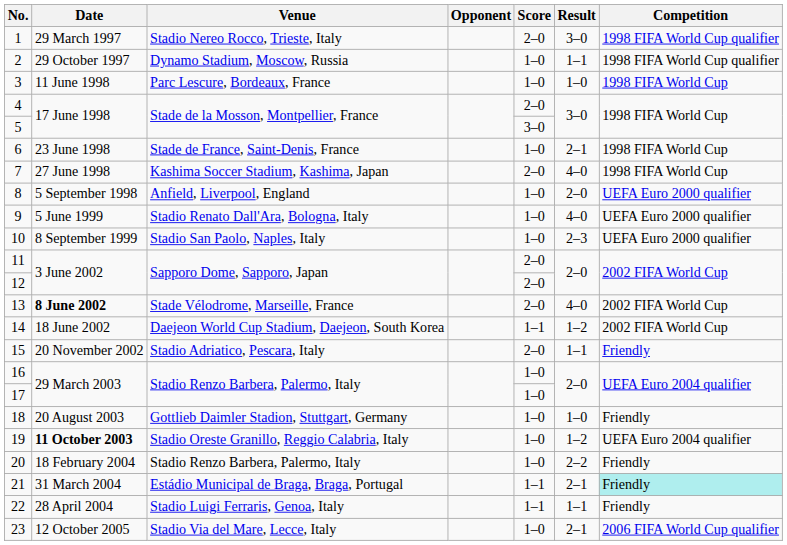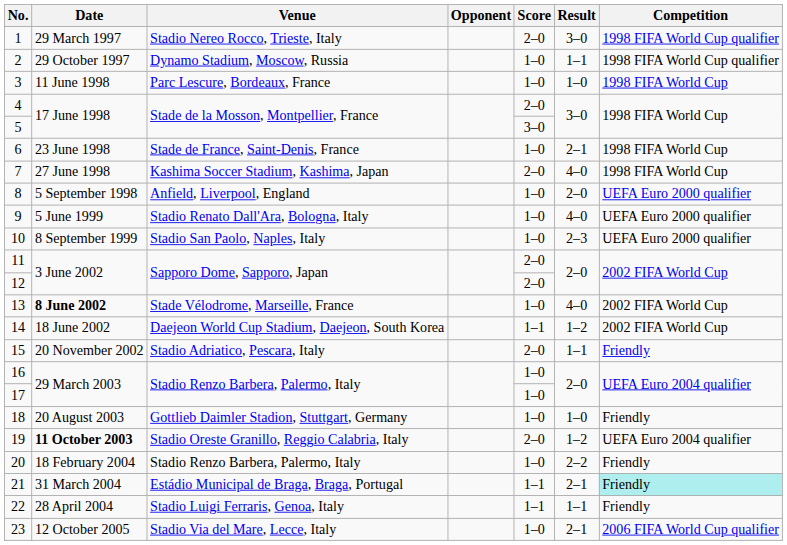(534, 305) 2–0 -> (534, 305) 1–0
(534, 439) 1–0 -> (534, 439) 2–0
